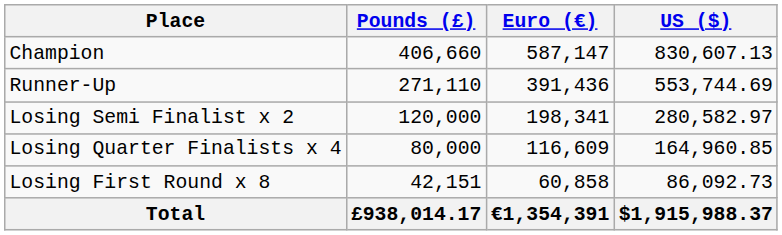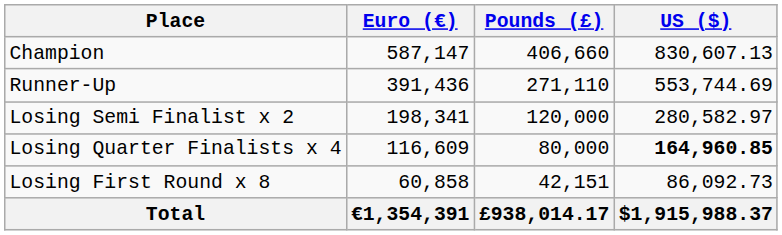columns swapped: (550, 21) <-> (416, 21)
(714, 150) normal -> (714, 150) bold
